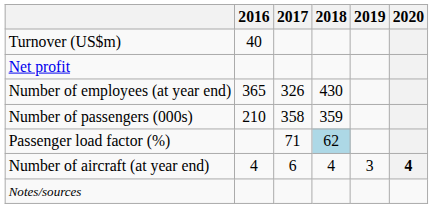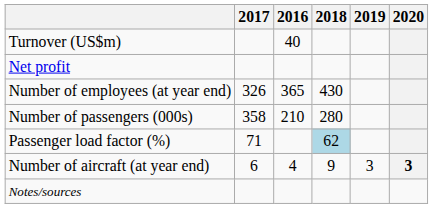columns swapped: (254, 16) <-> (293, 16)
(331, 116) 359 -> (331, 116) 280
(331, 166) 4 -> (331, 166) 9
(408, 166) 4 -> (408, 166) 3
